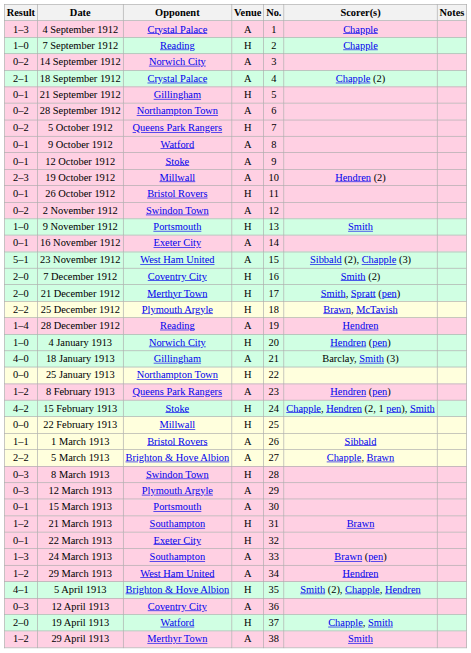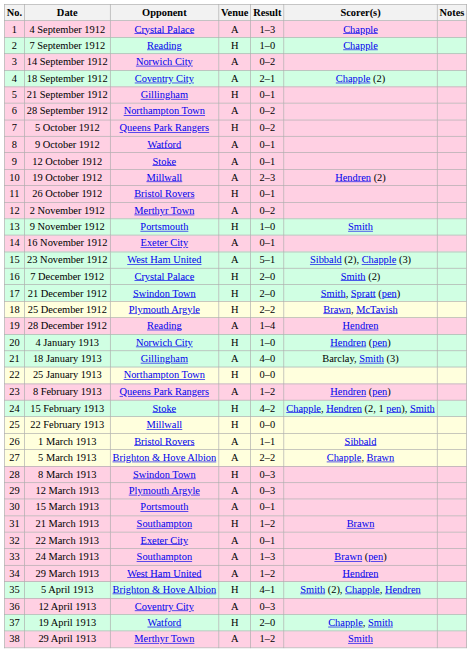columns swapped: (274, 12) <-> (21, 12)
(177, 78) Crystal Palace -> (164, 78) Coventry City
(177, 210) Swindon Town -> (164, 210) Merthyr Town
(177, 276) Coventry City -> (164, 276) Crystal Palace
(177, 293) Merthyr Town -> (164, 293) Swindon Town
(248, 540) H -> (235, 540) A
